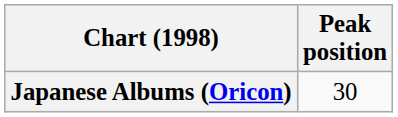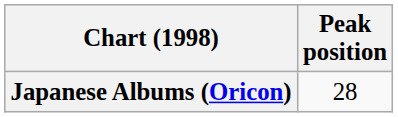(345, 91) 30 -> (345, 91) 28
